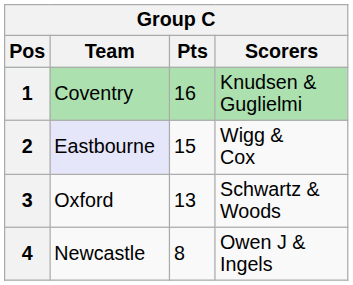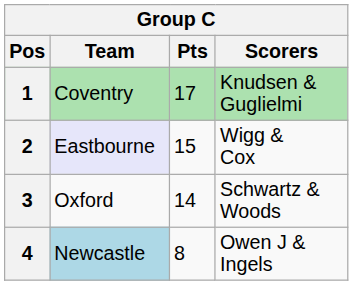(185, 93) 16 -> (185, 93) 17
(185, 200) 13 -> (185, 200) 14
(100, 253) no background -> (100, 253) lightblue background
